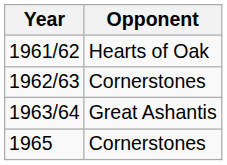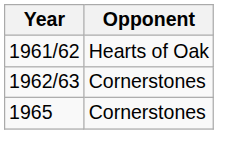- row: (44, 112)
